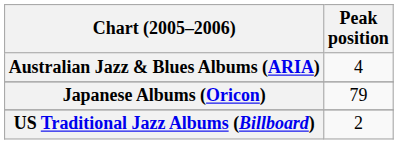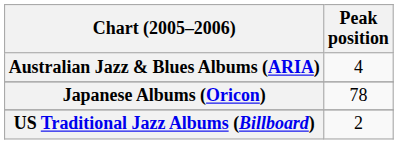(358, 95) 79 -> (358, 95) 78
